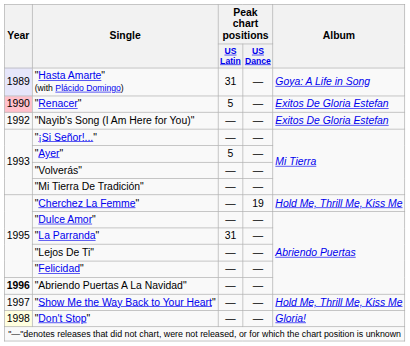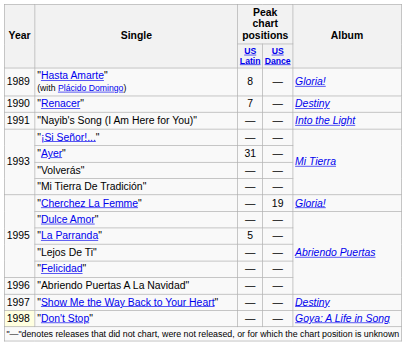(18, 82) lavender background -> (18, 82) no background
(230, 82) 31 -> (250, 82) 8
(323, 82) Goya: A Life in Song -> (310, 82) Gloria!
(18, 104) pink background -> (18, 104) no background
(230, 104) 5 -> (250, 104) 7
(332, 104) Exitos De Gloria Estefan -> (312, 104) Destiny
(18, 120) 1992 -> (18, 120) 1991
(332, 120) Exitos De Gloria Estefan -> (325, 120) Into the Light
(230, 153) 5 -> (250, 153) 31
(339, 203) Hold Me, Thrill Me, Kiss Me -> (310, 203) Gloria!
(230, 236) 31 -> (250, 236) 5
(18, 285) bold -> (18, 285) normal
(339, 302) Hold Me, Thrill Me, Kiss Me -> (312, 302) Destiny
(291, 318) Gloria! -> (342, 318) Goya: A Life in Song
